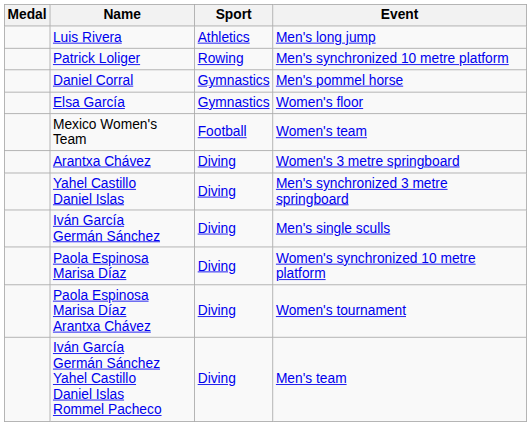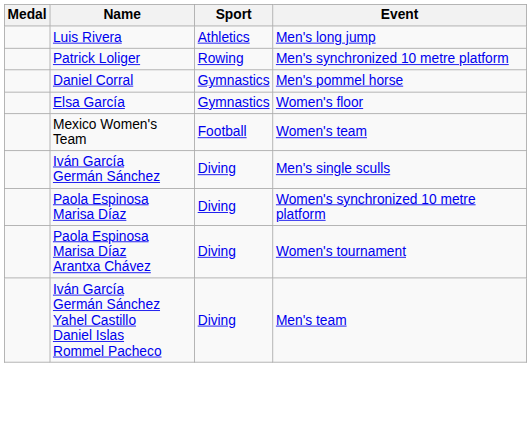- row: (102, 161)
- row: (94, 191)
